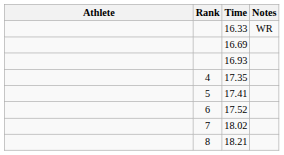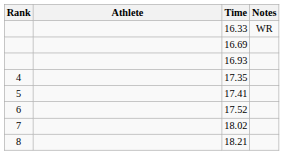columns swapped: (208, 12) <-> (99, 12)
